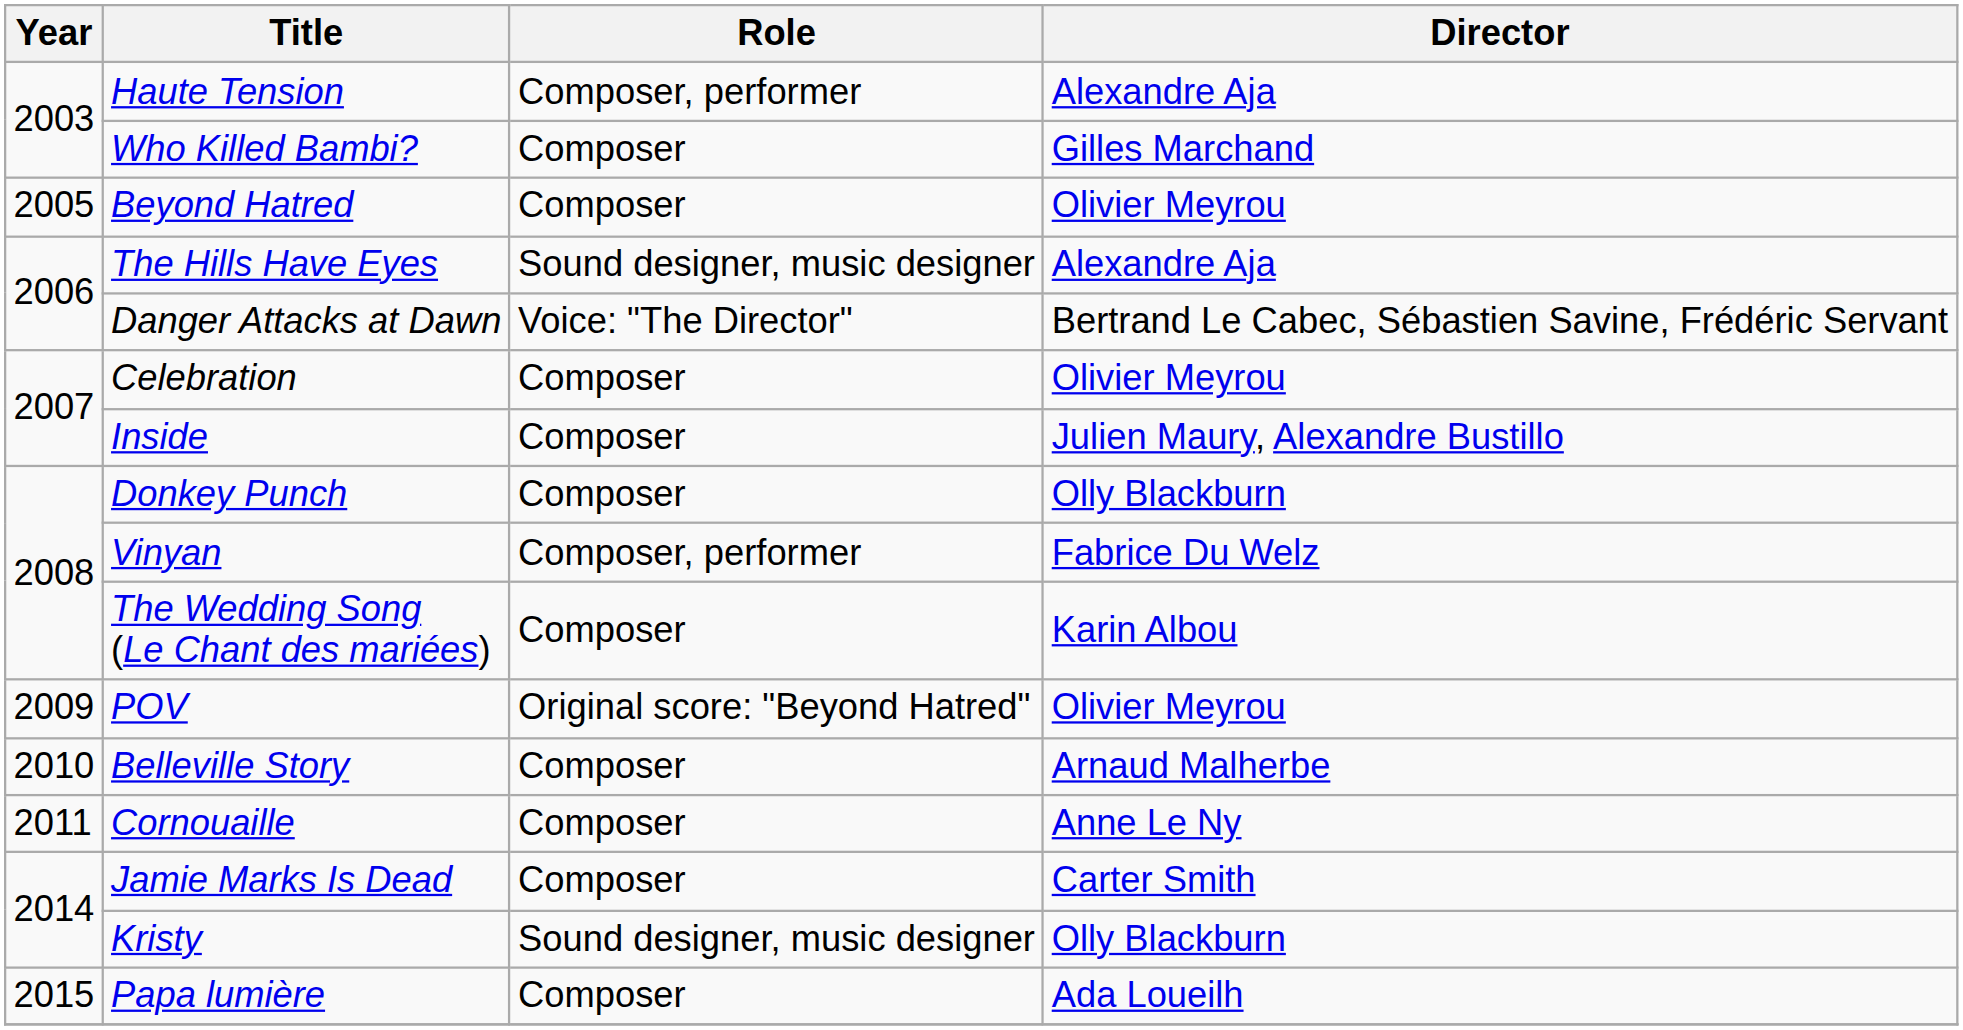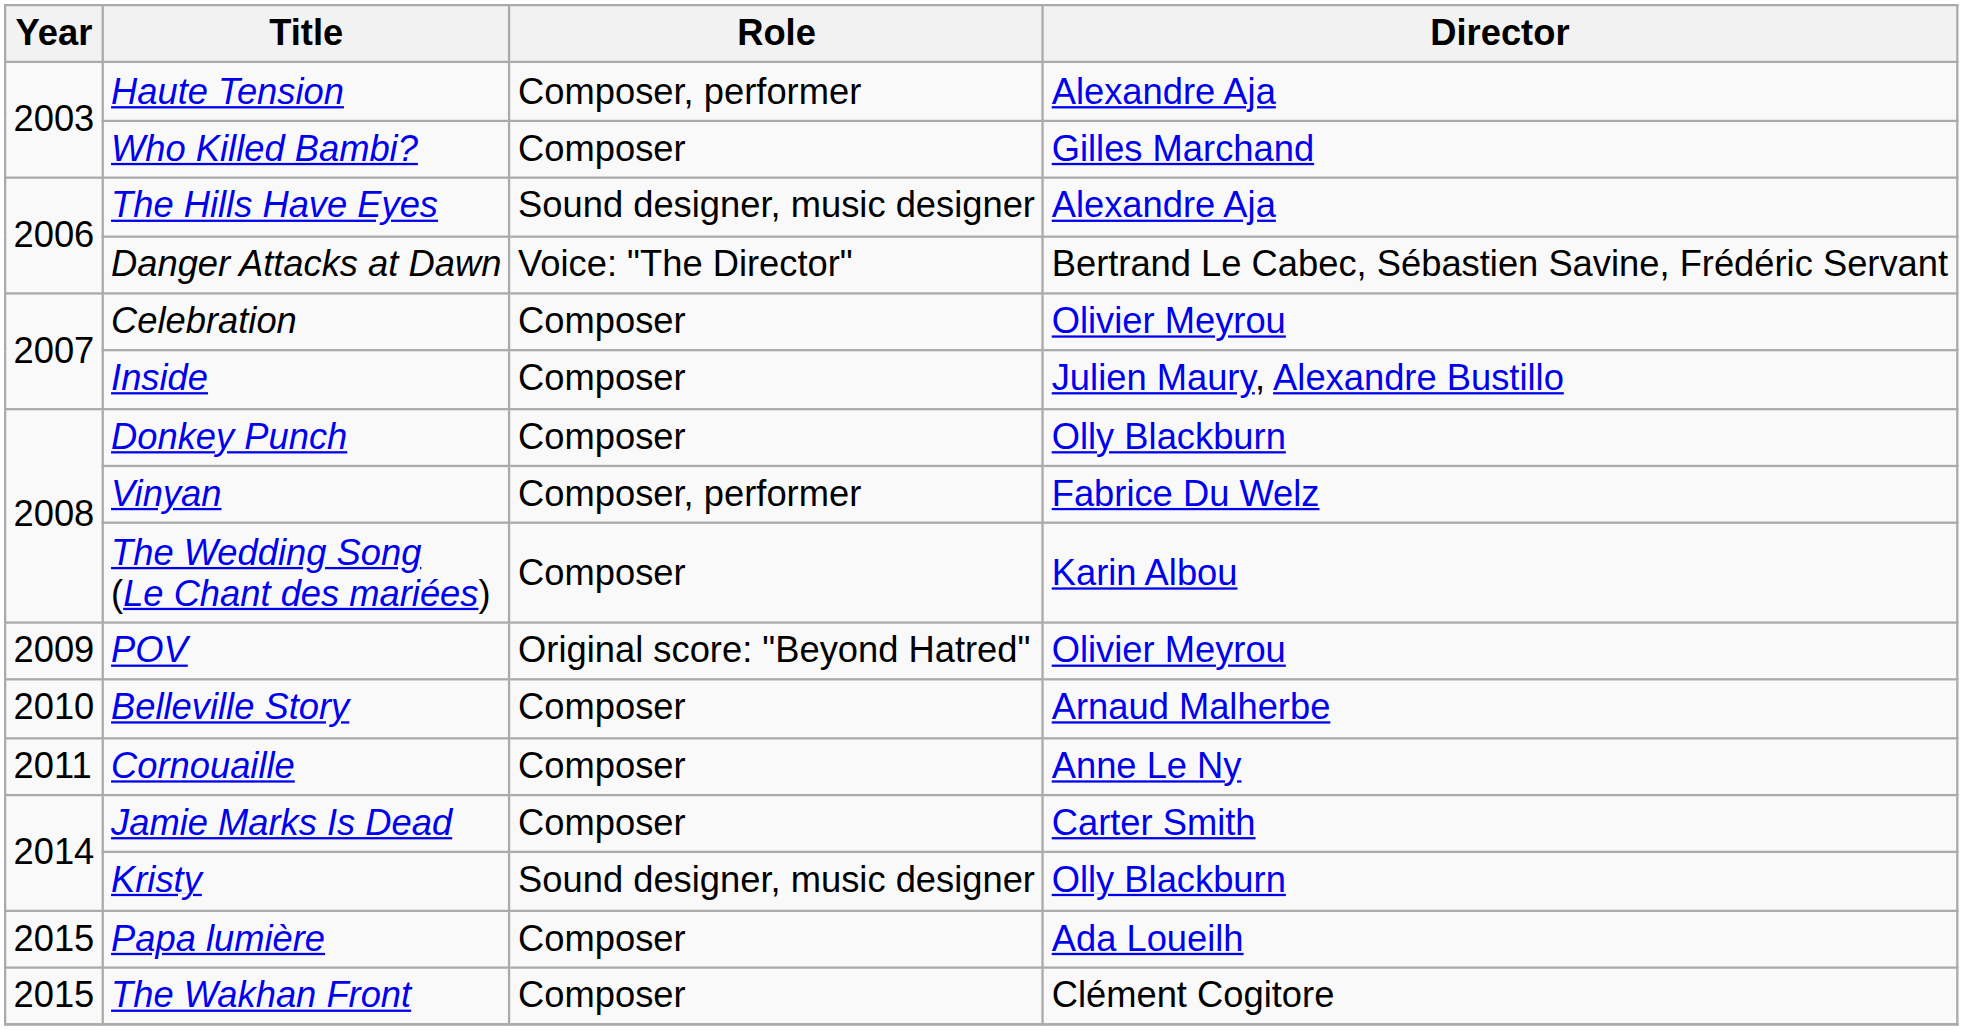- row: (232, 206)
+ row: (261, 995)
